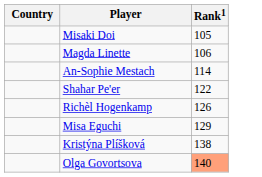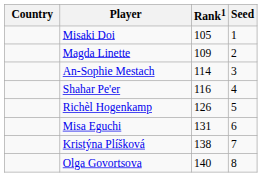+ column: (243, 15)
(203, 53) 106 -> (203, 53) 109
(203, 89) 122 -> (202, 89) 116
(203, 126) 129 -> (203, 126) 131
(203, 162) lightsalmon background -> (203, 162) no background
